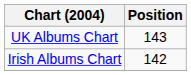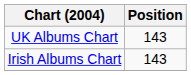(155, 59) 142 -> (155, 59) 143
